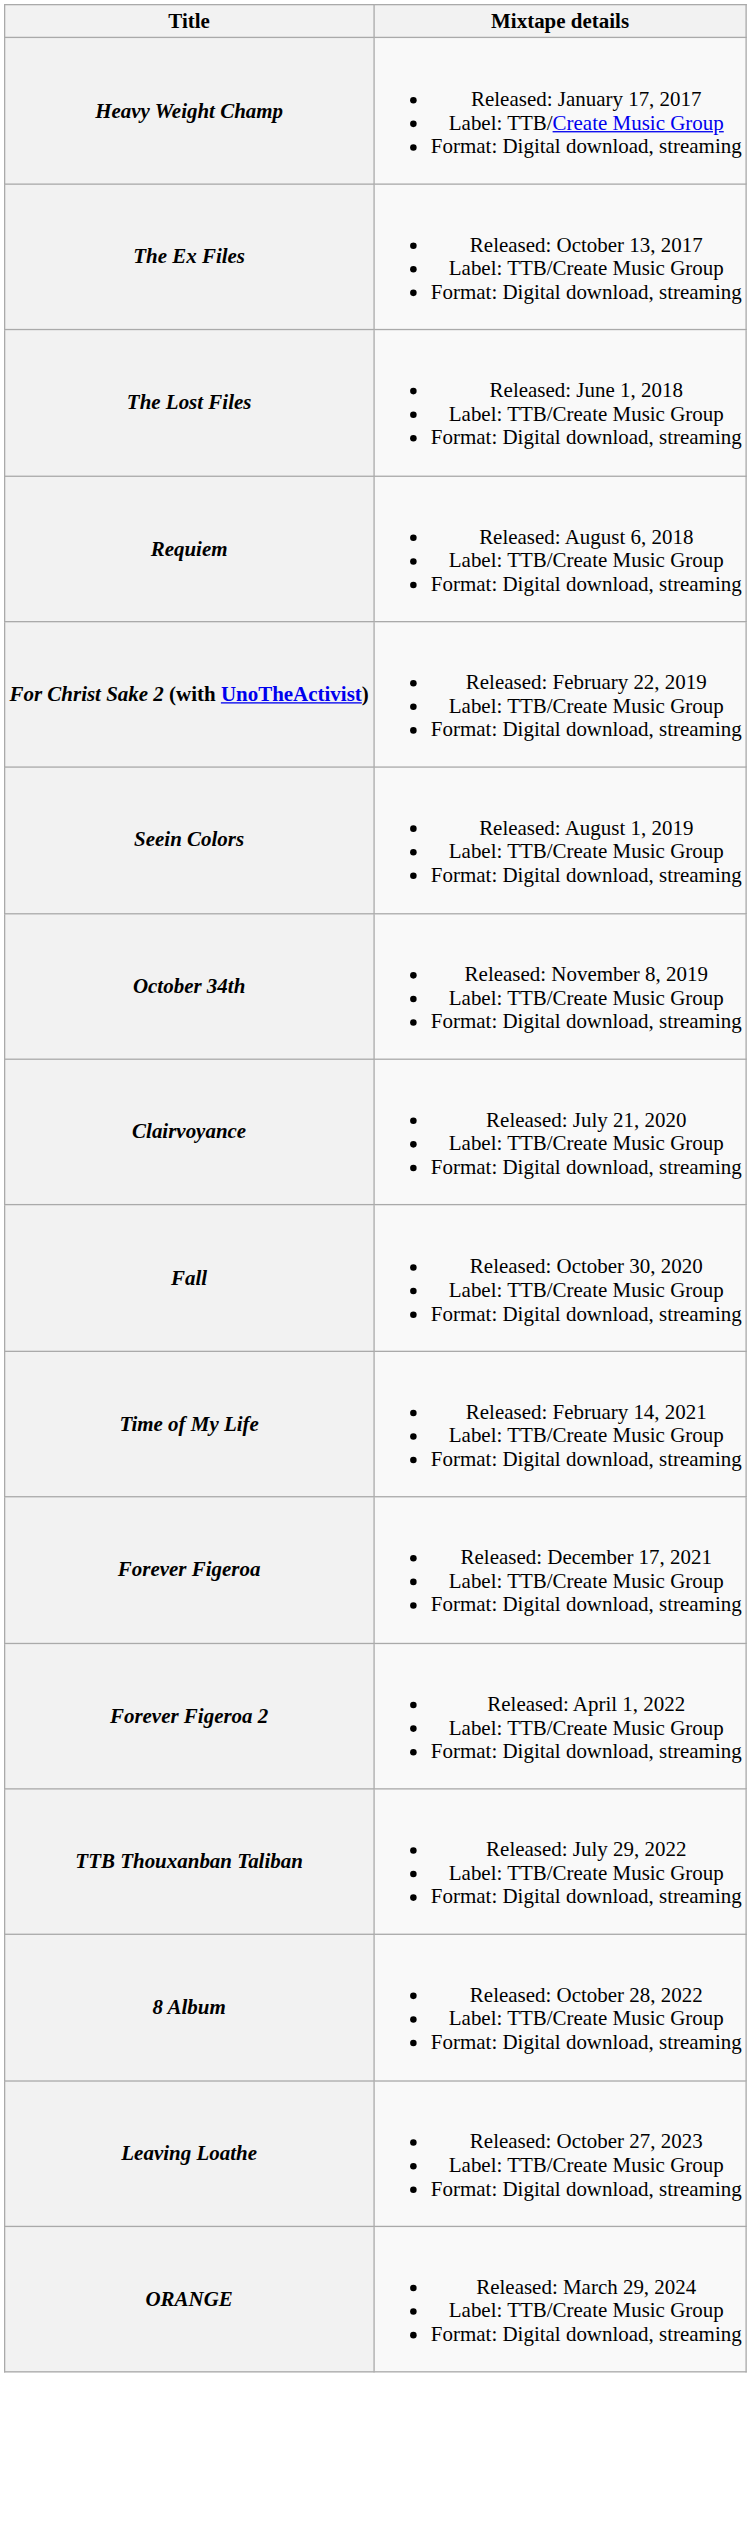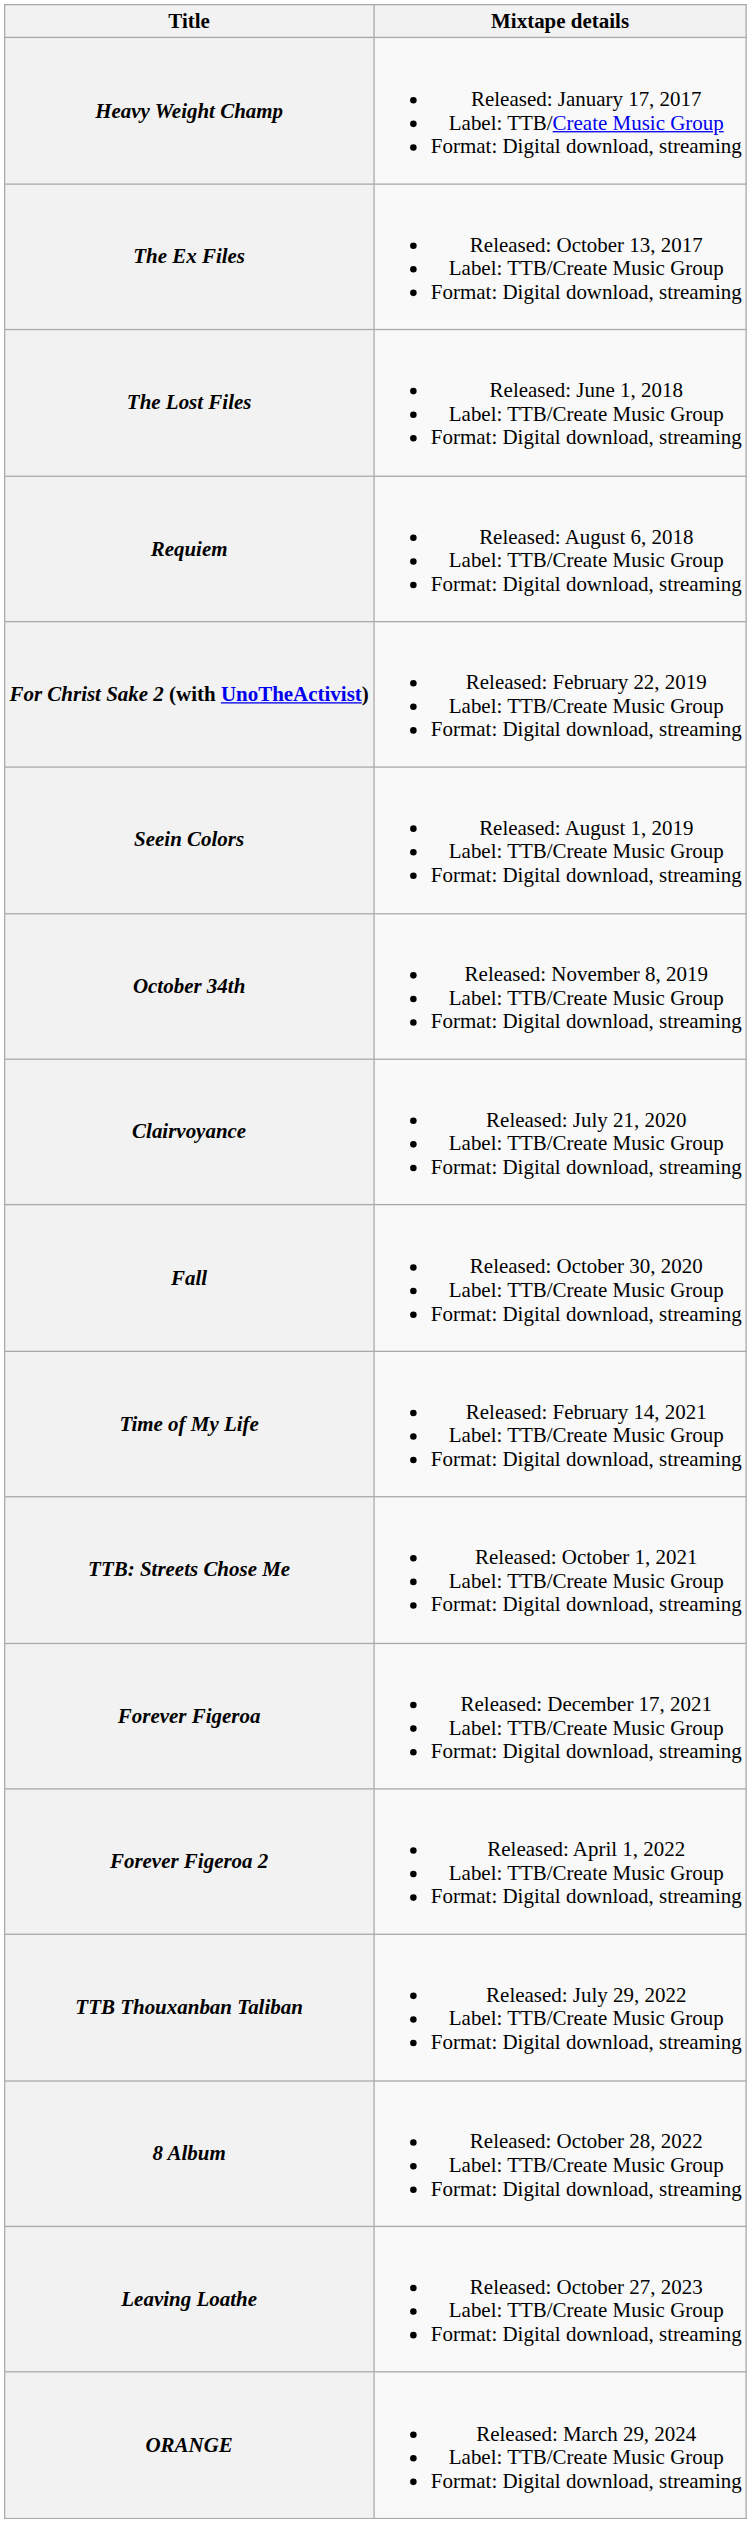+ row: (189, 1569)
